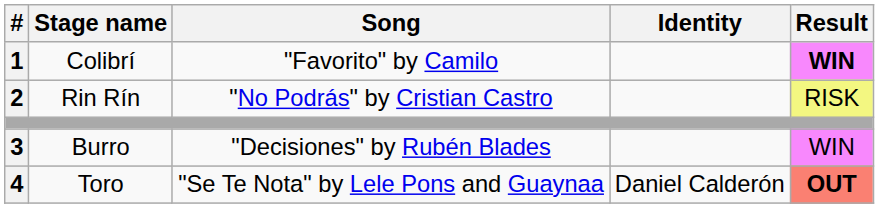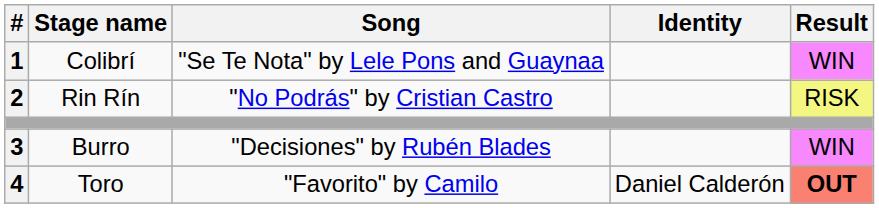(391, 60) "Favorito" by Camilo -> (391, 60) "Se Te Nota" by Lele Pons and Guaynaa
(832, 60) bold -> (832, 60) normal
(391, 184) "Se Te Nota" by Lele Pons and Guaynaa -> (391, 184) "Favorito" by Camilo
